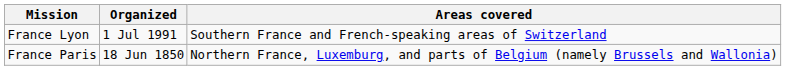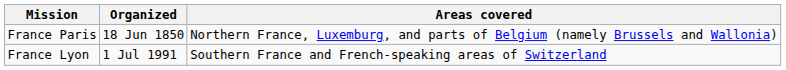rows swapped: (48, 35) <-> (52, 55)
